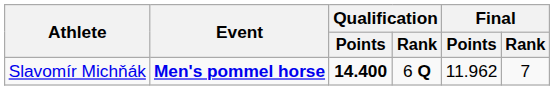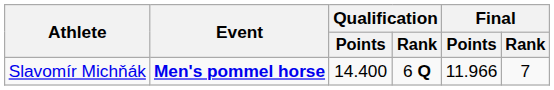(361, 72) bold -> (361, 72) normal
(472, 72) 11.962 -> (472, 72) 11.966
